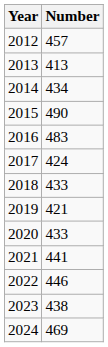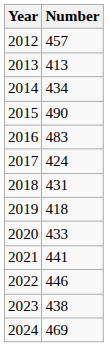(57, 185) 433 -> (57, 185) 431
(57, 209) 421 -> (57, 209) 418
